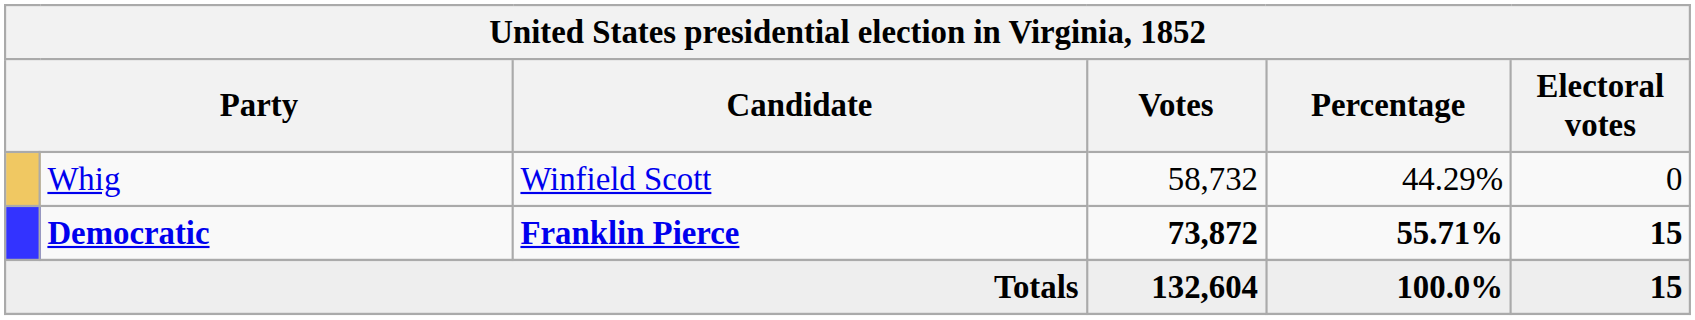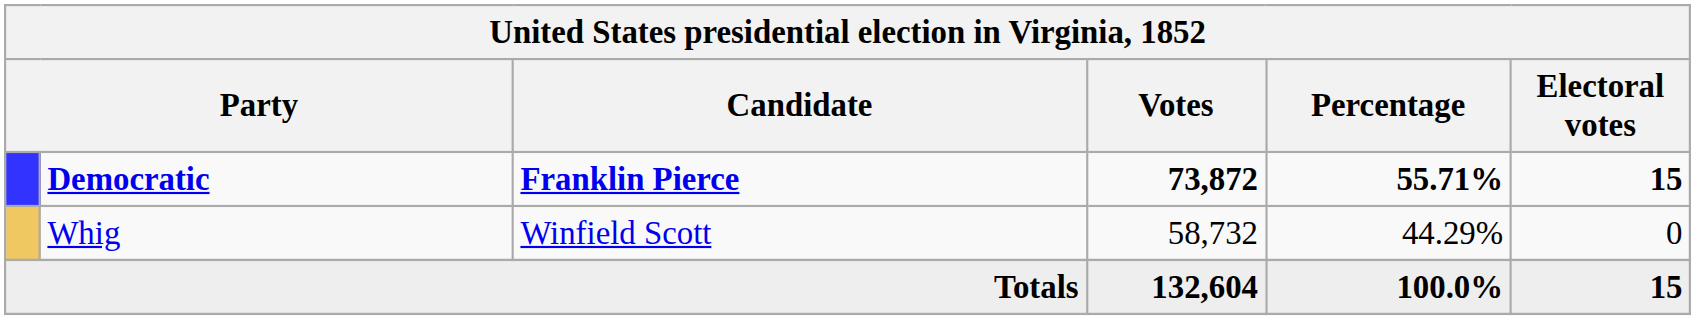rows swapped: (128, 233) <-> (84, 178)
